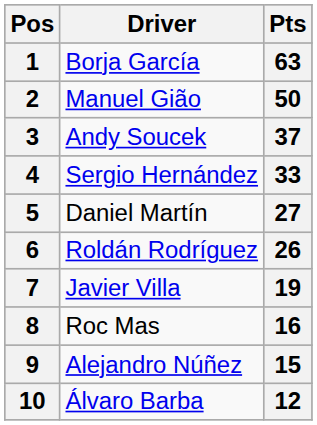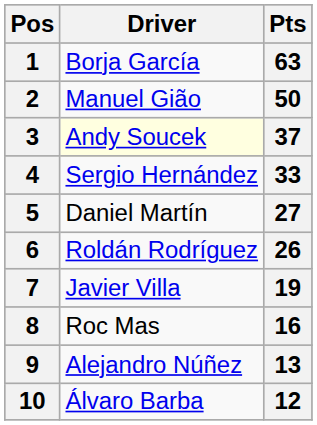(136, 137) no background -> (136, 137) lightyellow background
(288, 364) 15 -> (288, 364) 13
